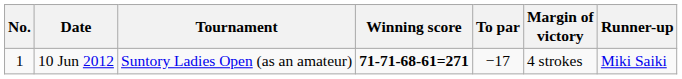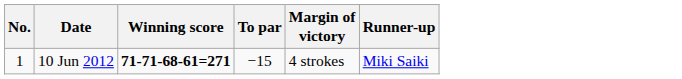- column: (237, 26)
(498, 61) −17 -> (260, 61) −15
